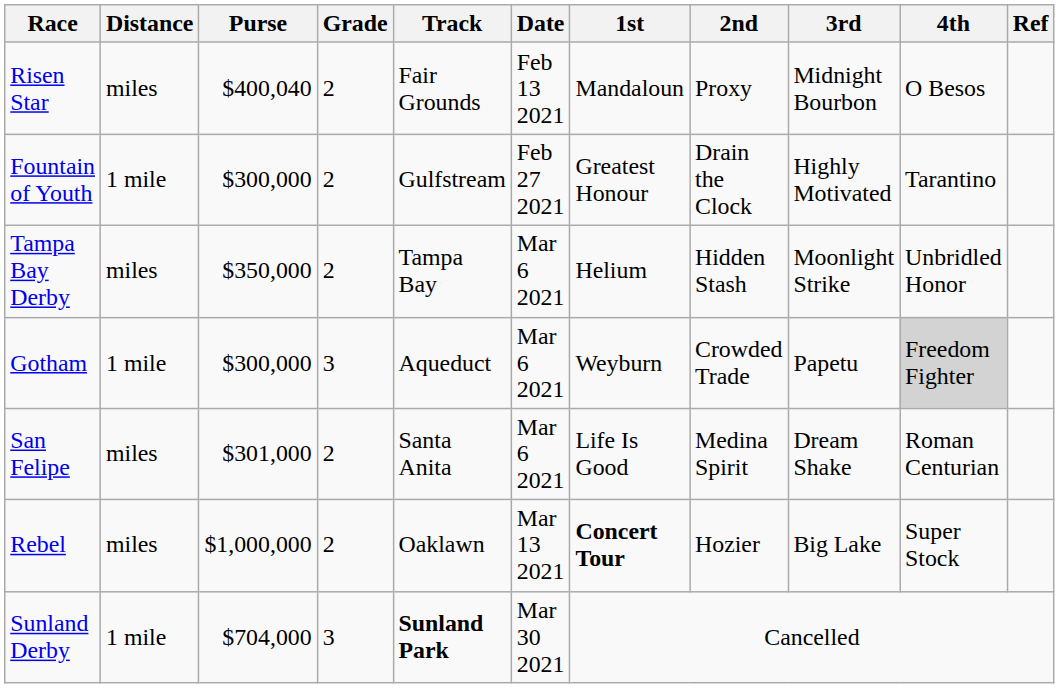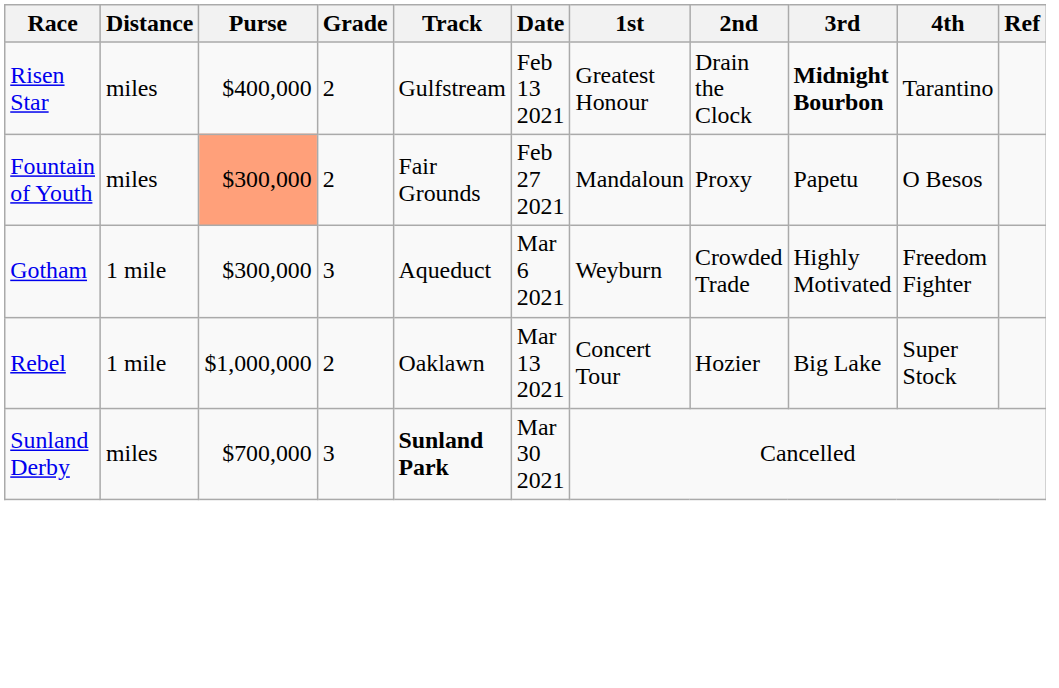(267, 88) $400,040 -> (267, 88) $400,000
(440, 88) Fair Grounds -> (452, 88) Gulfstream
(630, 88) Mandaloun -> (615, 88) Greatest Honour
(723, 88) Proxy -> (723, 88) Drain the Clock
(838, 88) normal -> (841, 88) bold
(945, 88) O Besos -> (948, 88) Tarantino
(136, 179) 1 mile -> (132, 179) miles
(267, 179) no background -> (267, 179) lightsalmon background
(452, 179) Gulfstream -> (440, 179) Fair Grounds
(615, 179) Greatest Honour -> (630, 179) Mandaloun
(723, 179) Drain the Clock -> (723, 179) Proxy
(842, 179) Highly Motivated -> (826, 179) Papetu
(951, 179) Tarantino -> (942, 179) O Besos
- row: (43, 270)
(826, 362) Papetu -> (842, 270) Highly Motivated
(947, 362) lightgrey background -> (945, 270) no background
- row: (40, 453)
(132, 545) miles -> (136, 362) 1 mile
(616, 545) bold -> (613, 362) normal
(136, 636) 1 mile -> (132, 453) miles
(267, 636) $704,000 -> (267, 453) $700,000
